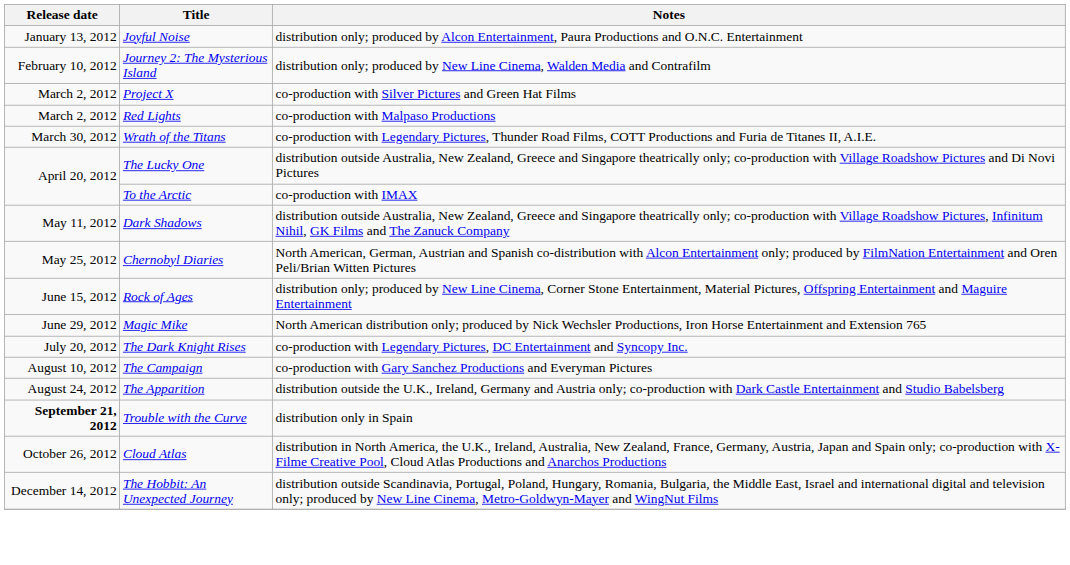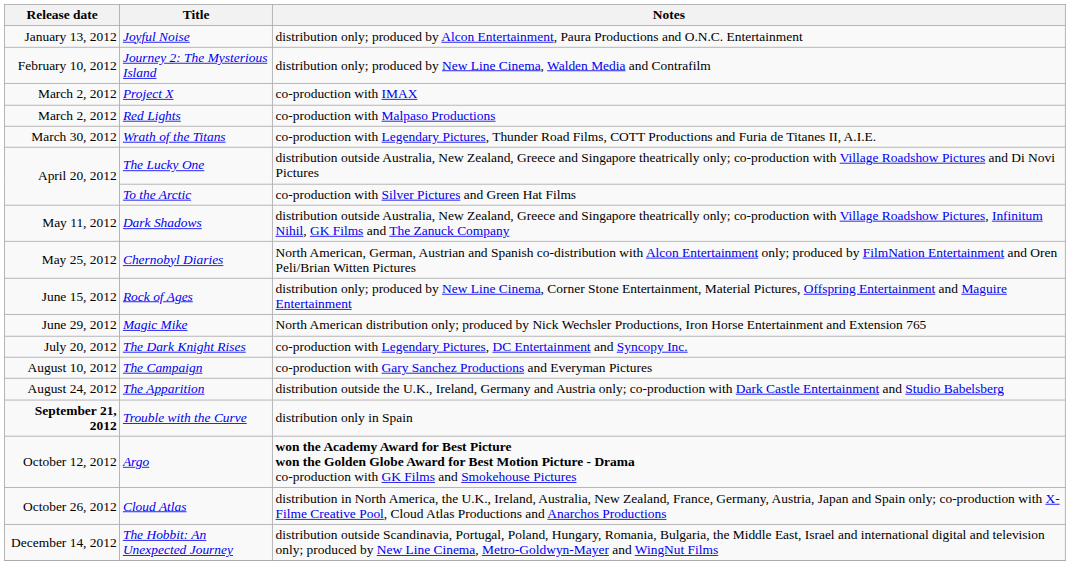(426, 94) co-production with Silver Pictures and Green Hat Films -> (347, 94) co-production with IMAX
(347, 194) co-production with IMAX -> (426, 194) co-production with Silver Pictures and Green Hat Films
+ row: (136, 462)
